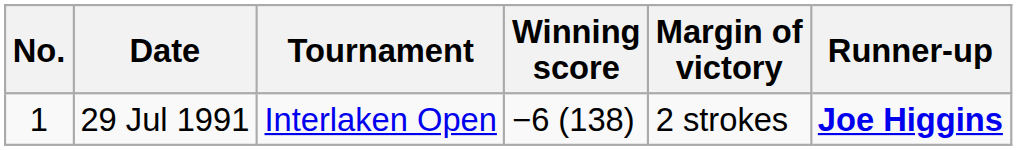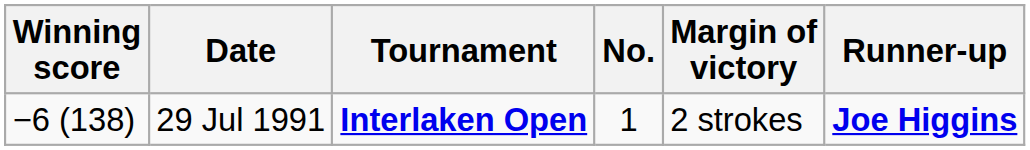columns swapped: (39, 49) <-> (576, 49)
(381, 119) normal -> (464, 119) bold
